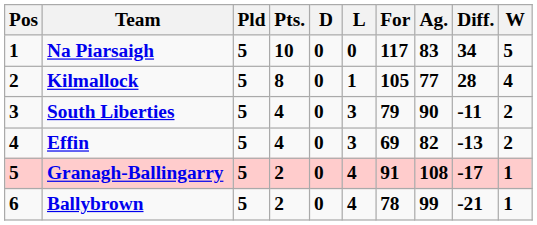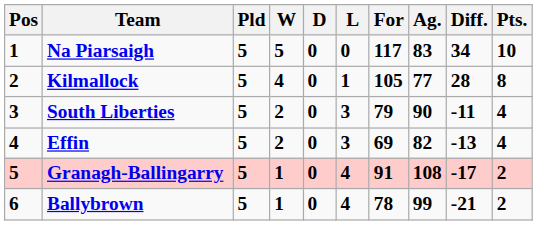columns swapped: (515, 19) <-> (290, 19)
